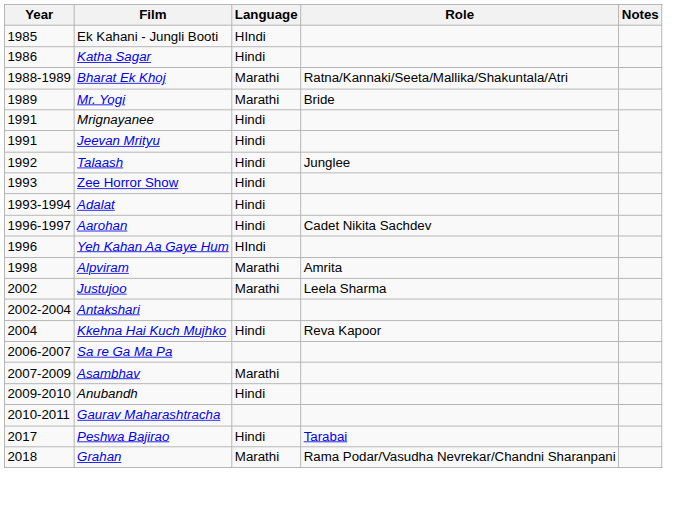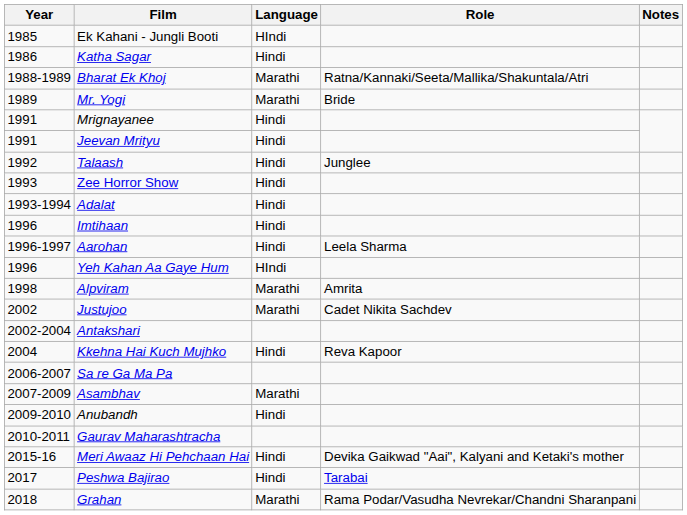+ row: (103, 225)
(368, 225) Cadet Nikita Sachdev -> (365, 246) Leela Sharma
(345, 288) Leela Sharma -> (388, 309) Cadet Nikita Sachdev
+ row: (163, 457)
